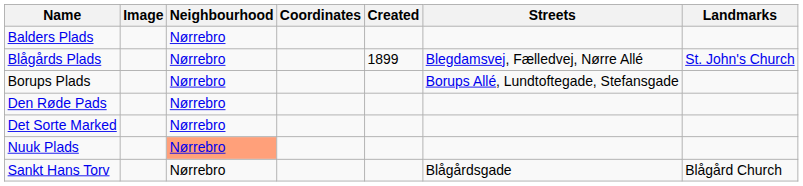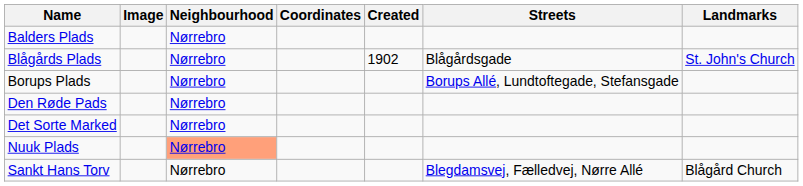(383, 59) 1899 -> (383, 59) 1902
(534, 59) Blegdamsvej, Fælledvej, Nørre Allé -> (469, 59) Blågårdsgade
(469, 170) Blågårdsgade -> (534, 170) Blegdamsvej, Fælledvej, Nørre Allé
